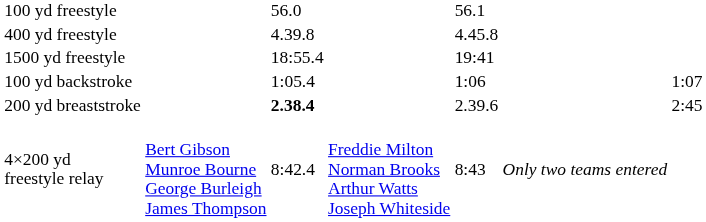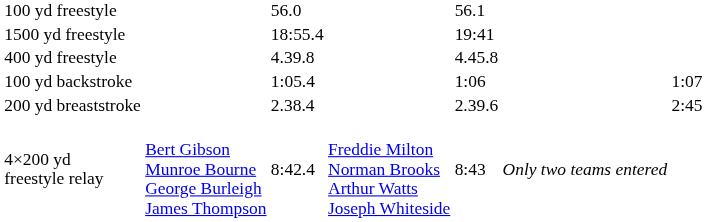rows swapped: (60, 34) <-> (65, 57)
(293, 105) bold -> (293, 105) normal
